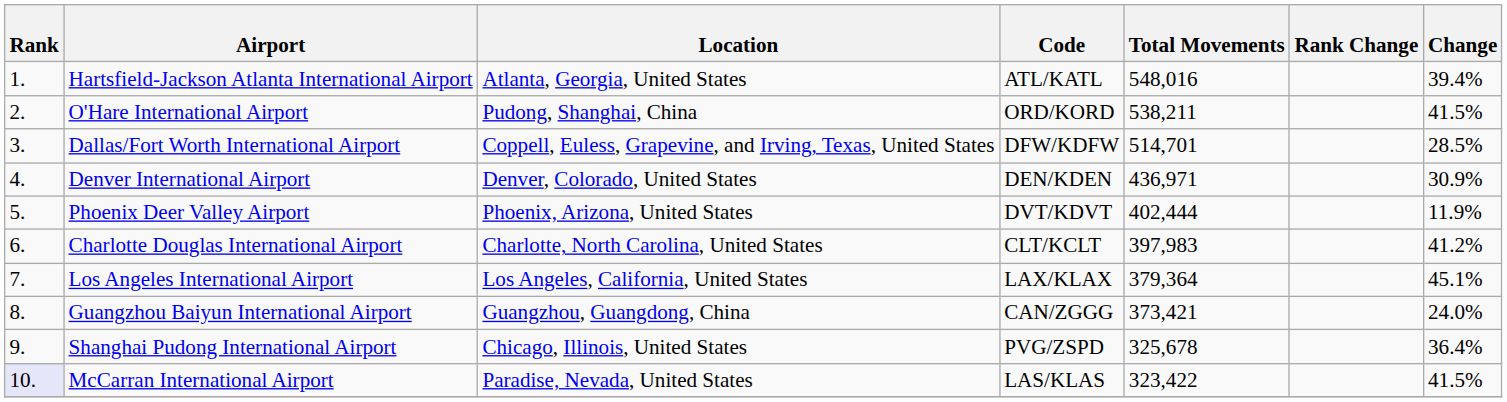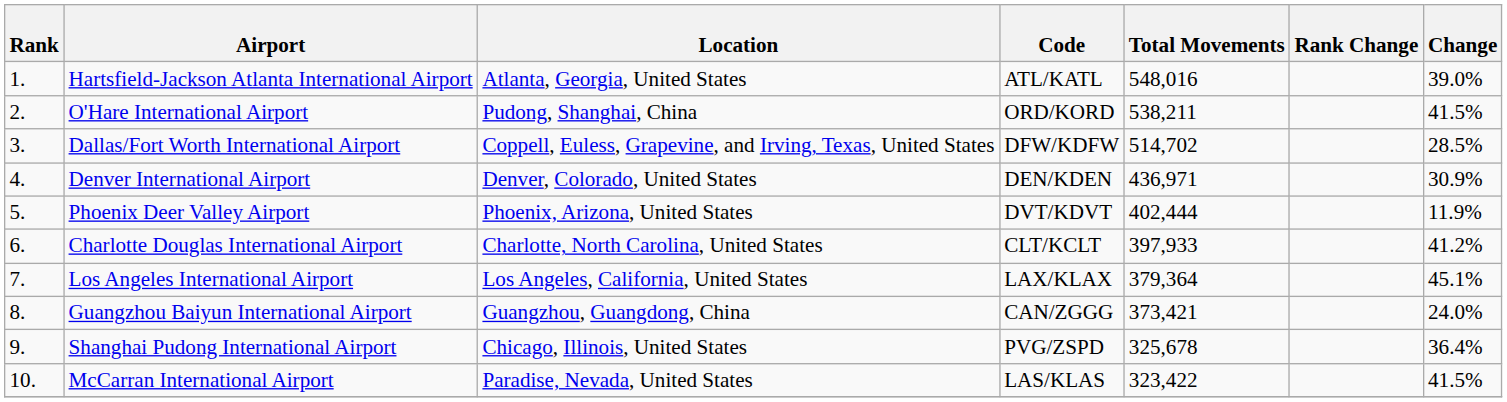(1455, 78) 39.4% -> (1455, 78) 39.0%
(1163, 145) 514,701 -> (1163, 145) 514,702
(1163, 245) 397,983 -> (1163, 245) 397,933
(23, 379) lavender background -> (23, 379) no background
